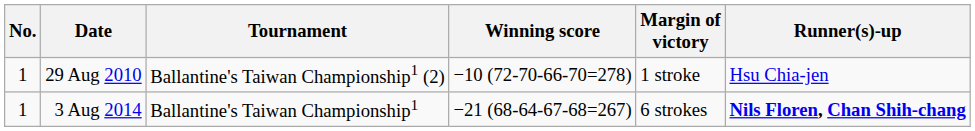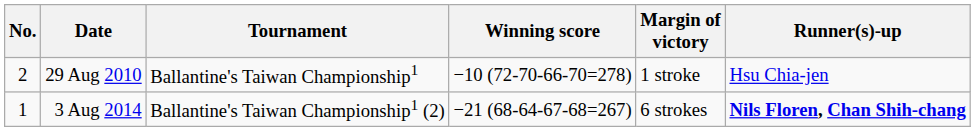(23, 74) 1 -> (23, 74) 2
(298, 74) Ballantine's Taiwan Championship1 (2) -> (284, 74) Ballantine's Taiwan Championship1
(284, 109) Ballantine's Taiwan Championship1 -> (298, 109) Ballantine's Taiwan Championship1 (2)
